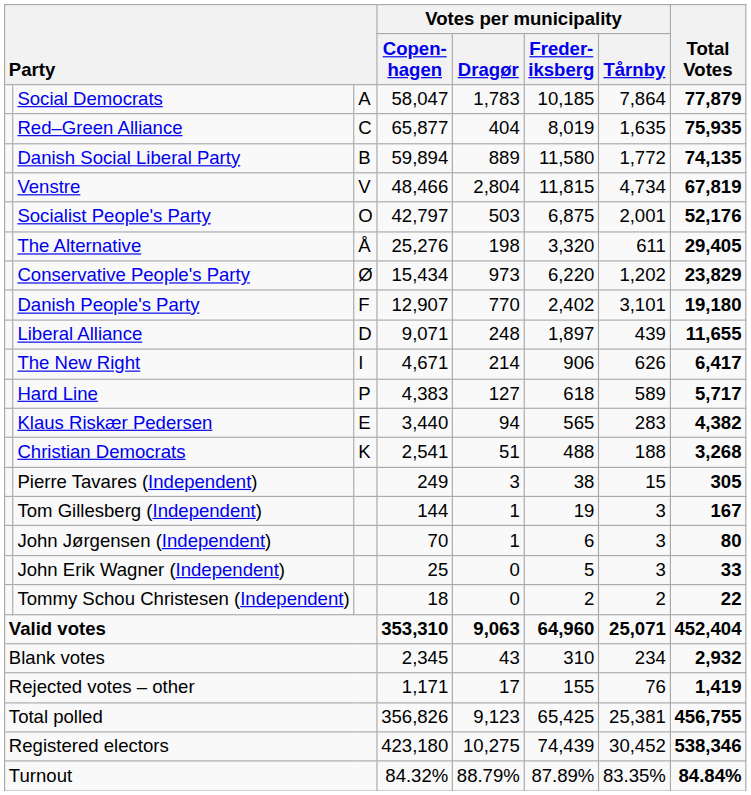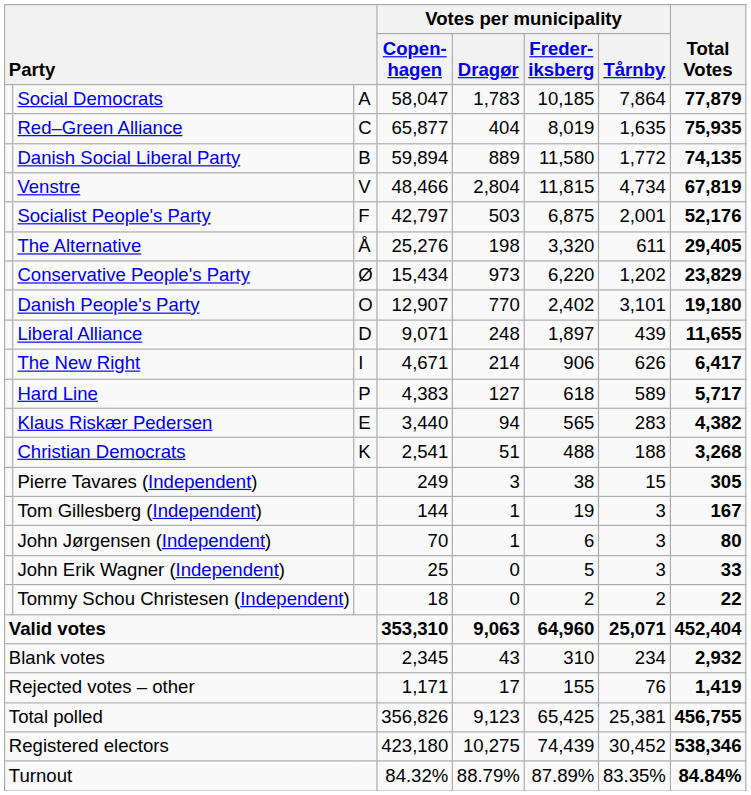(365, 216) O -> (364, 216) F
(364, 305) F -> (365, 305) O
